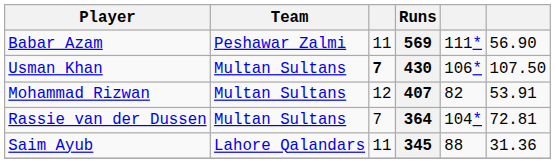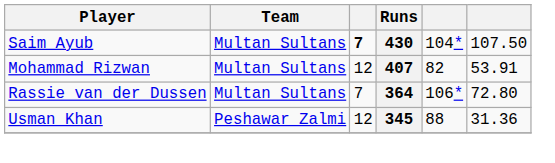- row: (418, 43)
(56, 69) Usman Khan -> (51, 43) Saim Ayub
(463, 69) 106* -> (444, 43) 104*
(463, 120) 104* -> (444, 94) 106*
(513, 120) 72.81 -> (494, 94) 72.80
(51, 146) Saim Ayub -> (56, 120) Usman Khan
(290, 146) Lahore Qalandars -> (280, 120) Peshawar Zalmi
(382, 146) 11 -> (363, 120) 12
